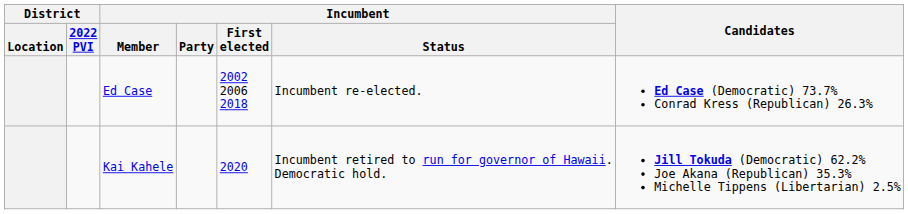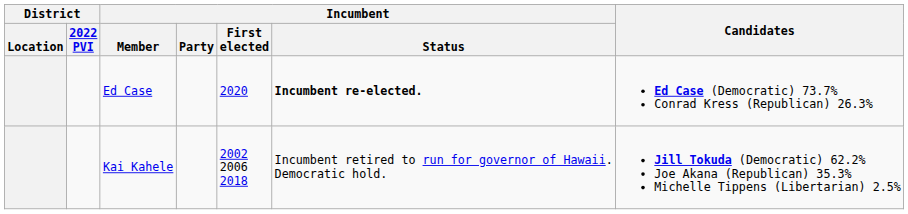(234, 91) 2002 2006 2018 -> (234, 91) 2020
(349, 91) normal -> (349, 91) bold
(234, 167) 2020 -> (234, 167) 2002 2006 2018
